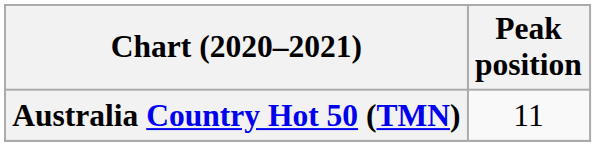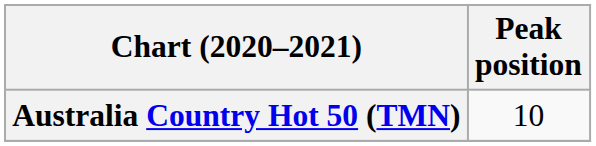(528, 114) 11 -> (528, 114) 10
